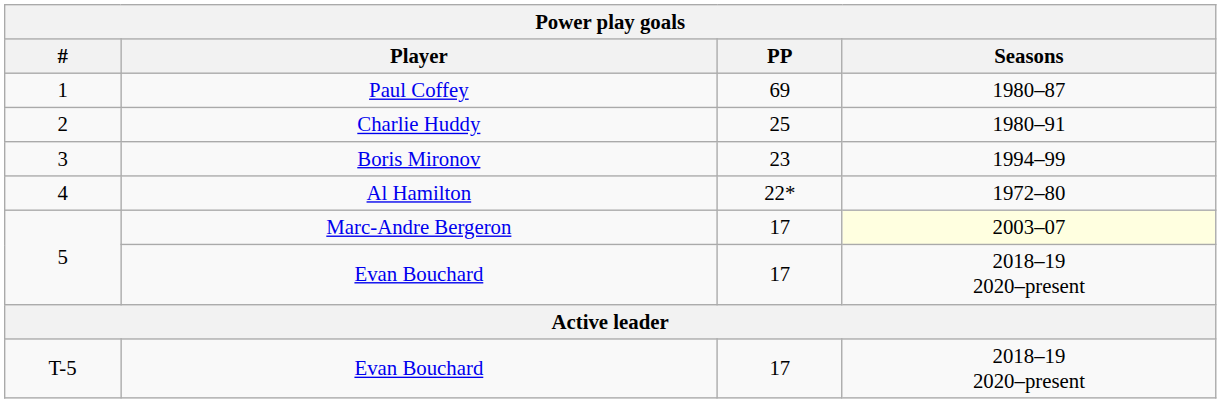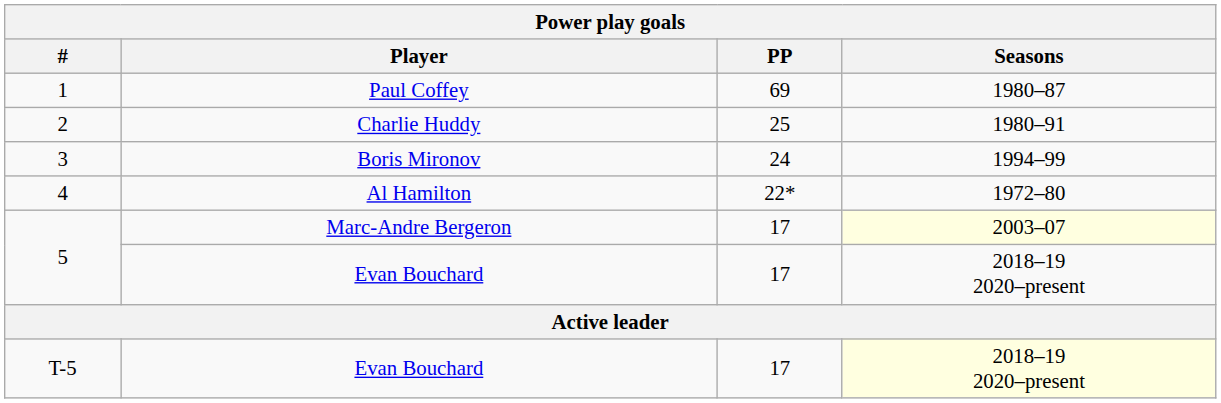(780, 159) 23 -> (780, 159) 24
(1029, 367) no background -> (1029, 367) lightyellow background
